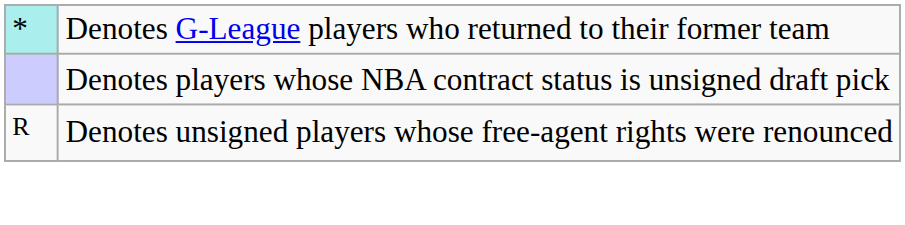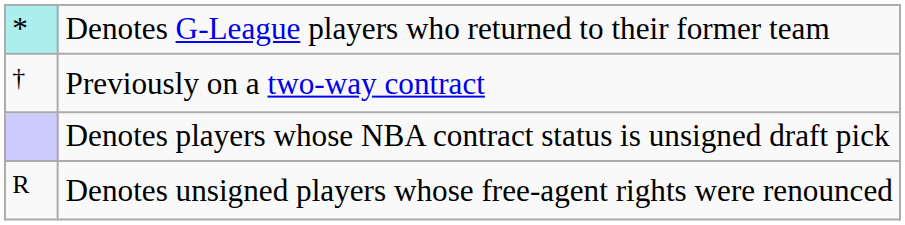+ row: (275, 82)
